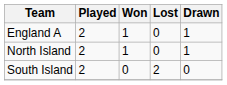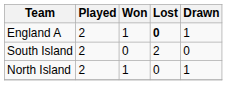(156, 32) normal -> (156, 32) bold
rows swapped: (39, 51) <-> (40, 70)
